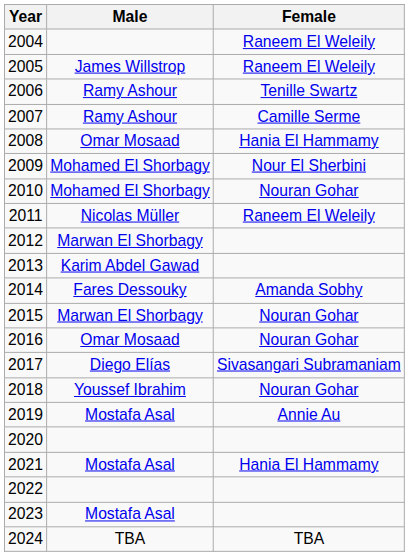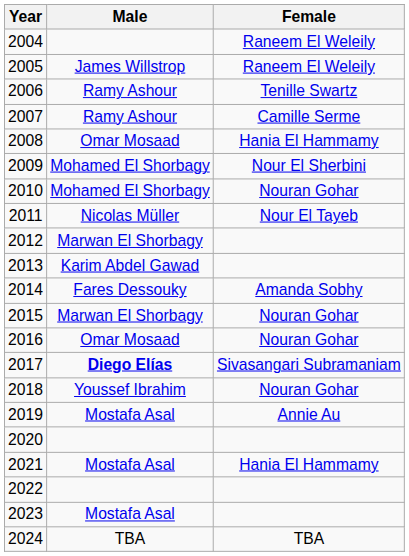(309, 215) Raneem El Weleily -> (309, 215) Nour El Tayeb
(130, 365) normal -> (130, 365) bold
